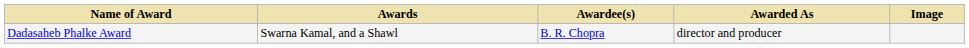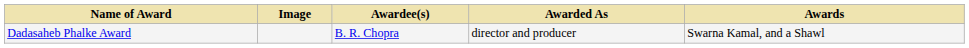columns swapped: (927, 14) <-> (398, 14)
